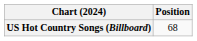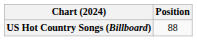(173, 28) 68 -> (173, 28) 88
